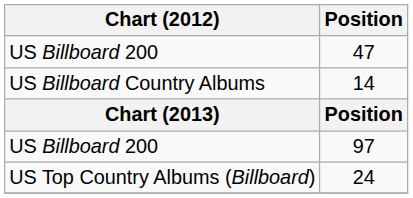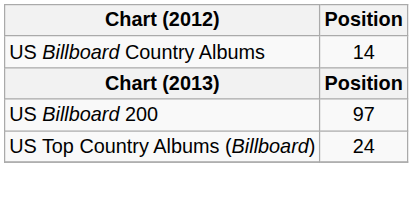- row: (364, 51)
